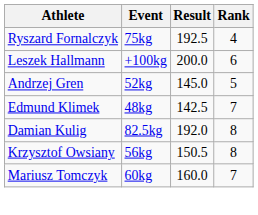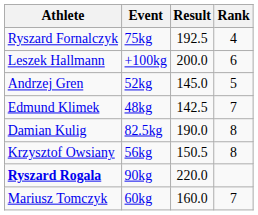(192, 130) 192.0 -> (192, 130) 190.0
+ row: (54, 175)
